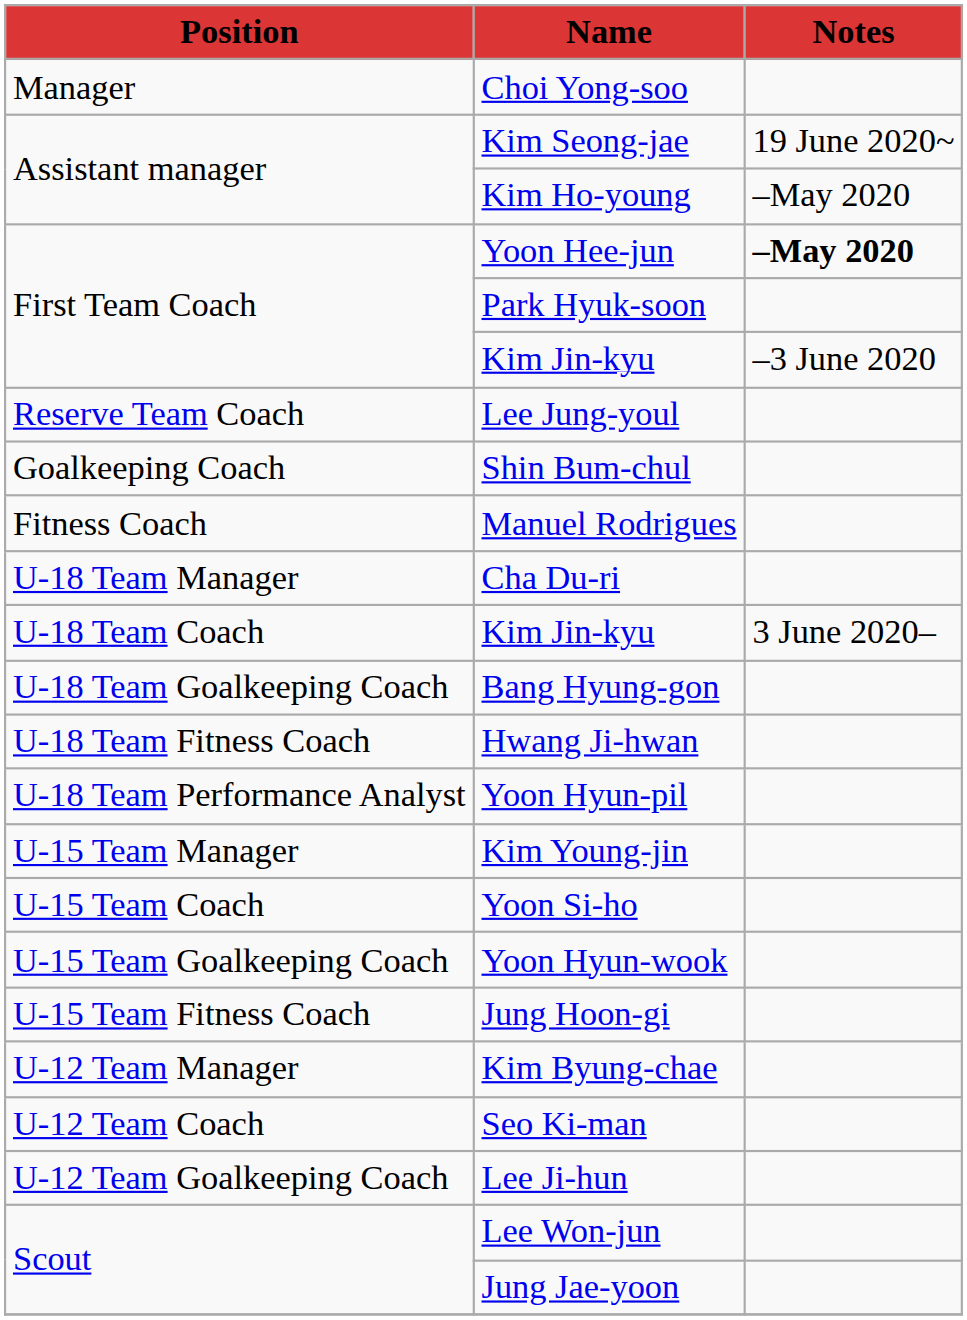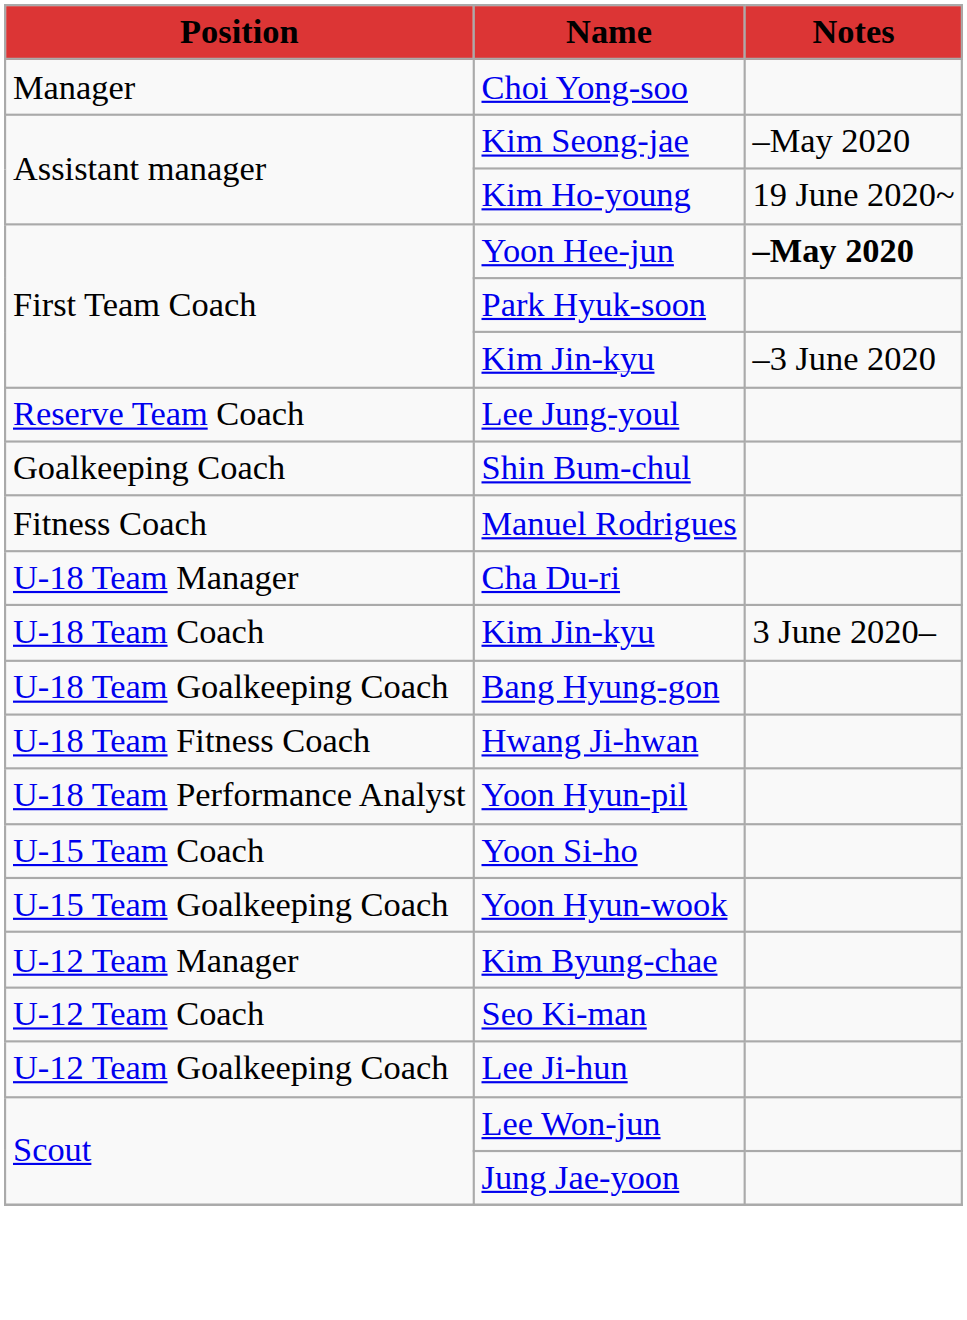(854, 140) 19 June 2020~ -> (831, 140) –May 2020
(831, 195) –May 2020 -> (854, 195) 19 June 2020~
- row: (156, 850)
- row: (192, 1013)
